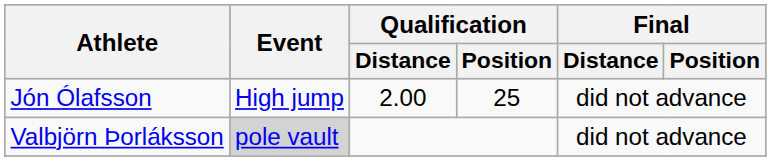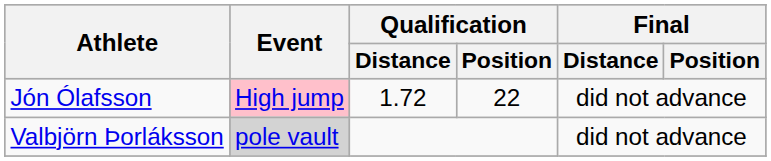(290, 99) no background -> (290, 99) pink background
(403, 99) 2.00 -> (403, 99) 1.72
(507, 99) 25 -> (507, 99) 22
